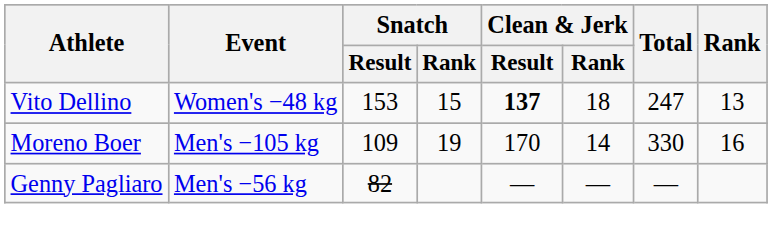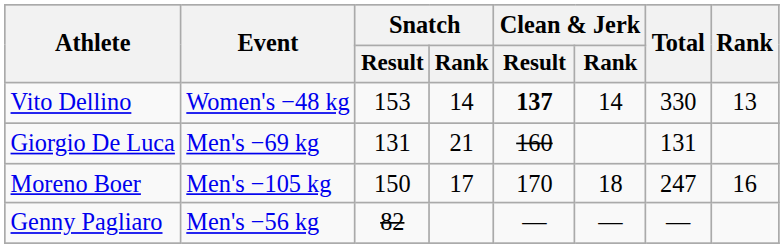(449, 103) 15 -> (462, 103) 14
(598, 103) 18 -> (610, 103) 14
(666, 103) 247 -> (678, 103) 330
+ row: (93, 143)
(380, 143) 109 -> (392, 183) 150
(449, 143) 19 -> (462, 183) 17
(598, 143) 14 -> (610, 183) 18
(666, 143) 330 -> (678, 183) 247
